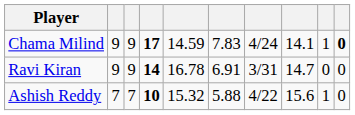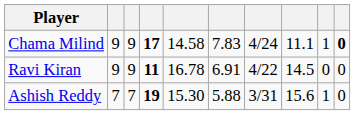(186, 43) 14.59 -> (186, 43) 14.58
(300, 43) 14.1 -> (300, 43) 11.1
(151, 69) 14 -> (151, 69) 11
(263, 69) 3/31 -> (263, 69) 4/22
(300, 69) 14.7 -> (300, 69) 14.5
(151, 95) 10 -> (151, 95) 19
(186, 95) 15.32 -> (186, 95) 15.30
(263, 95) 4/22 -> (263, 95) 3/31
